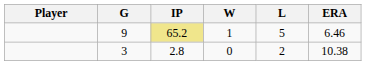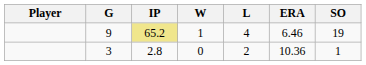+ column: (338, 13)
(282, 32) 5 -> (246, 32) 4
(335, 51) 10.38 -> (292, 51) 10.36
